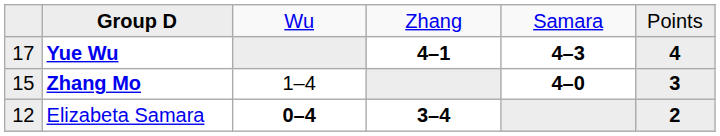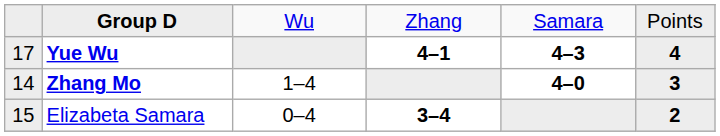(23, 84) 15 -> (23, 84) 14
(23, 116) 12 -> (23, 116) 15
(299, 116) bold -> (299, 116) normal
